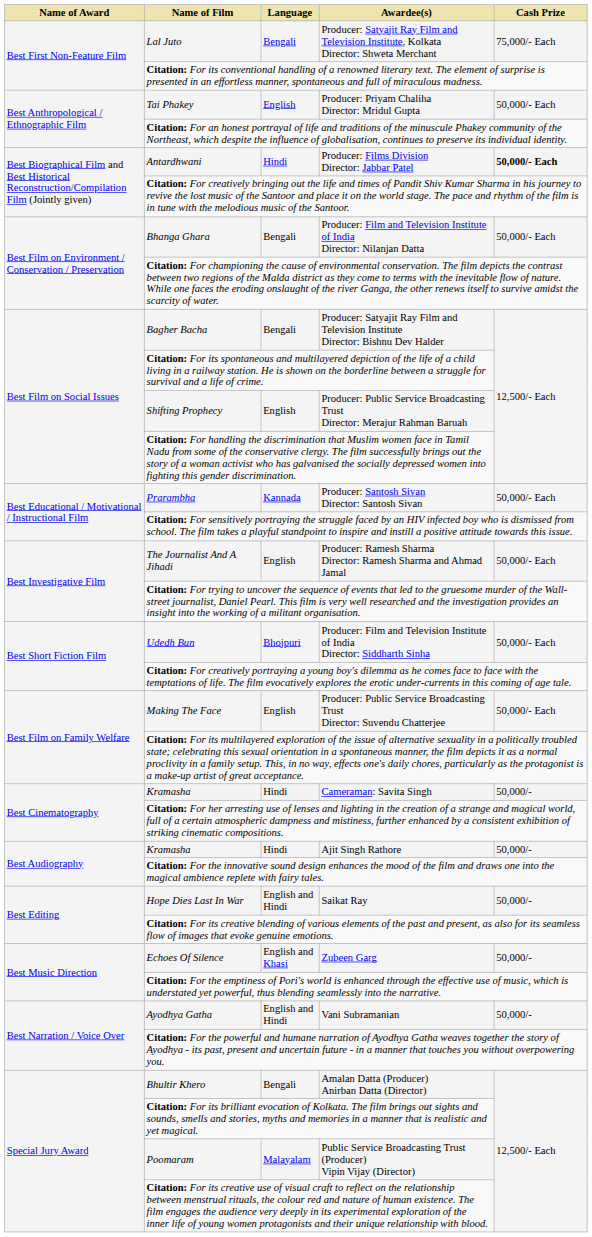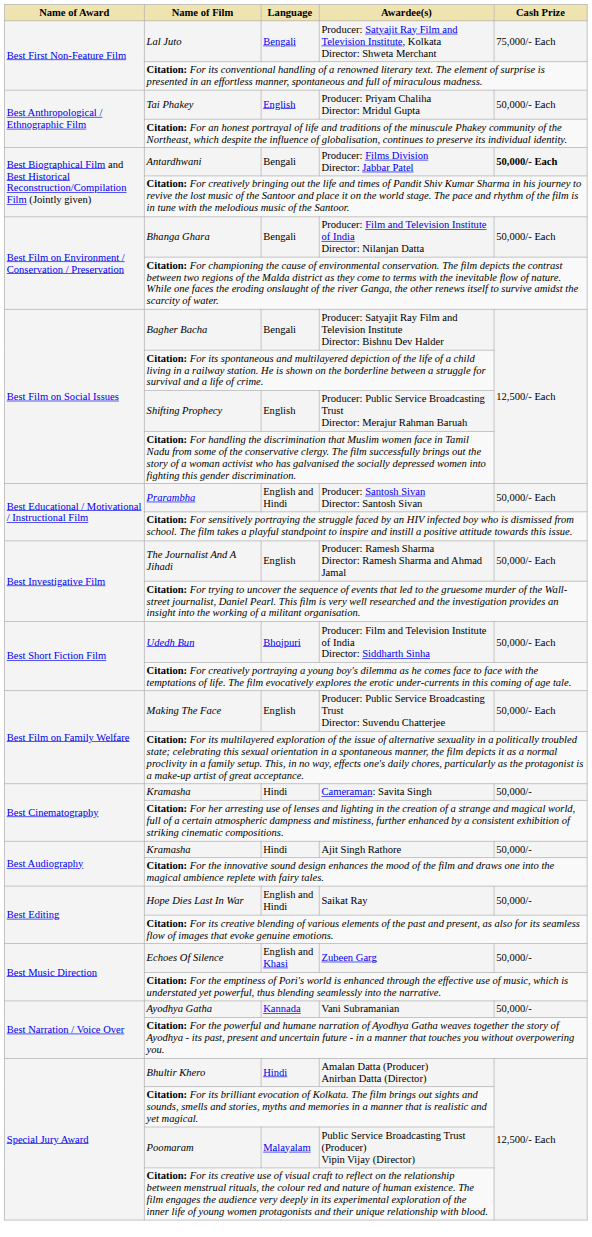(275, 161) Hindi -> (280, 161) Bengali
(282, 497) Kannada -> (288, 497) English and Hindi
(288, 1015) English and Hindi -> (282, 1009) Kannada
(280, 1084) Bengali -> (275, 1072) Hindi
